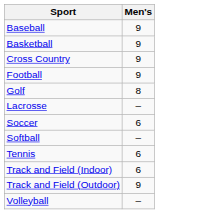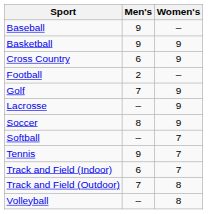+ column: (178, 12)
(138, 59) 9 -> (138, 59) 6
(138, 75) 9 -> (138, 75) 2
(138, 91) 8 -> (138, 91) 7
(138, 122) 6 -> (138, 122) 8
(138, 153) 6 -> (138, 153) 9
(138, 185) 9 -> (138, 185) 7
